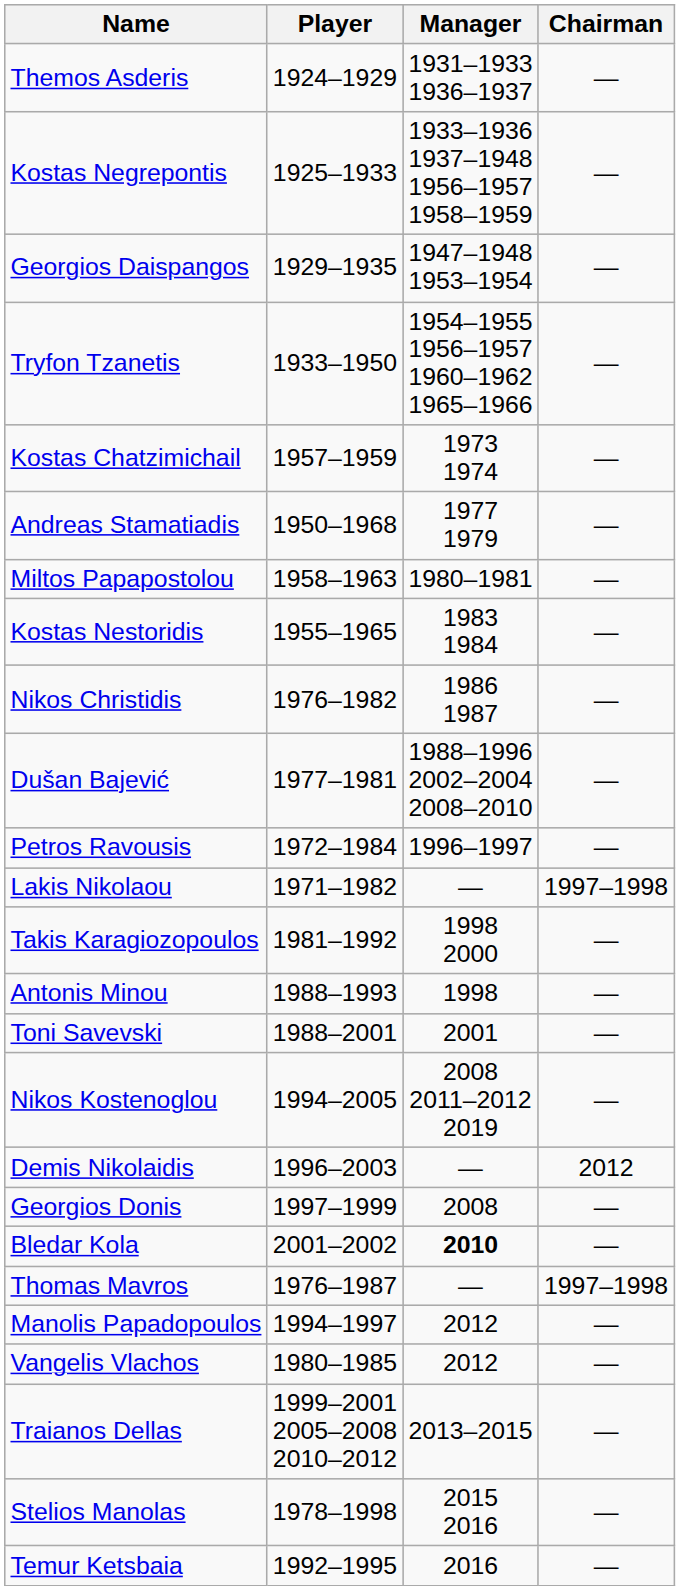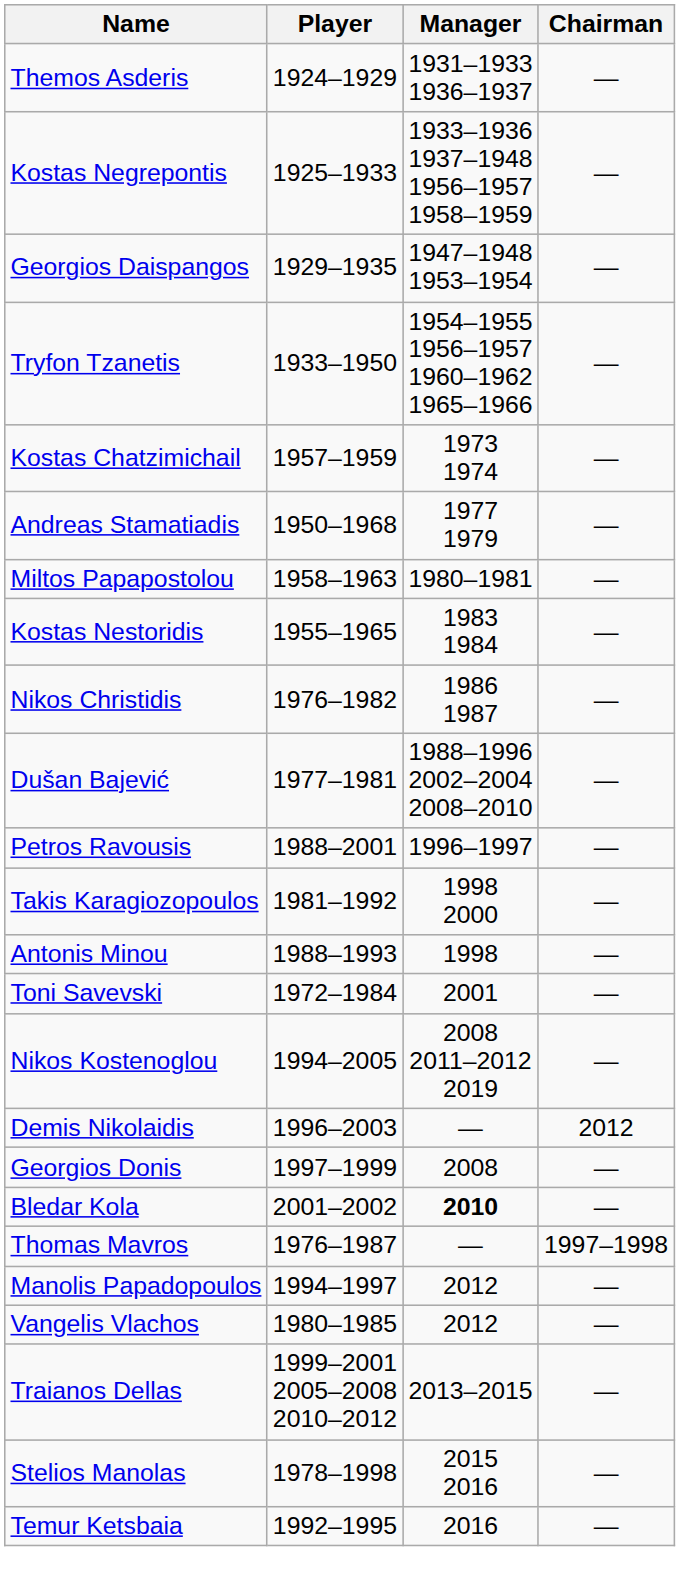(335, 847) 1972–1984 -> (335, 847) 1988–2001
- row: (91, 886)
(335, 1032) 1988–2001 -> (335, 993) 1972–1984
